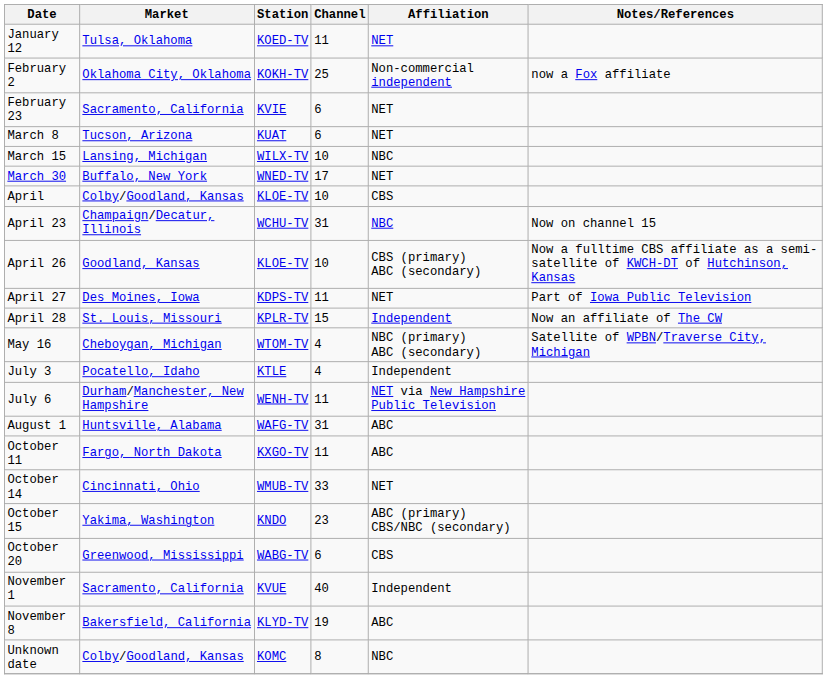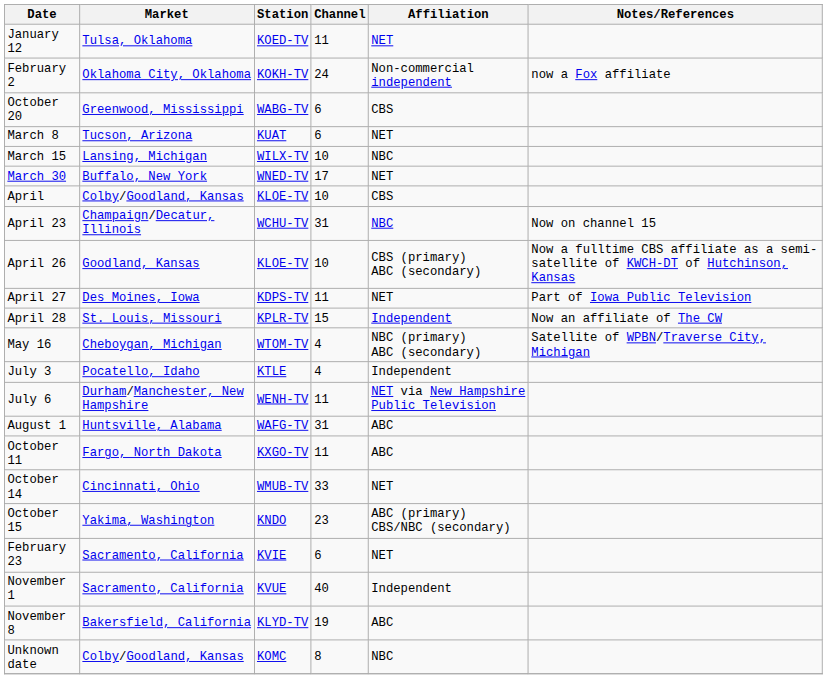(321, 75) 25 -> (321, 75) 24
rows swapped: (37, 109) <-> (33, 555)
